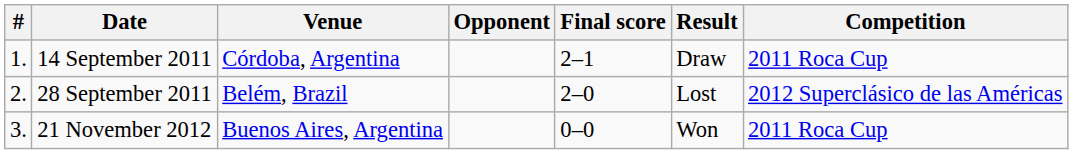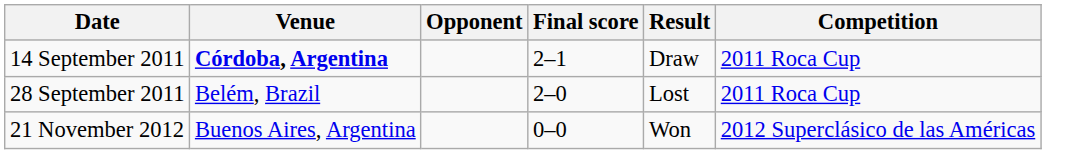- column: (18, 22)
(311, 58) normal -> (291, 58) bold
(905, 93) 2012 Superclásico de las Américas -> (791, 93) 2011 Roca Cup
(818, 129) 2011 Roca Cup -> (878, 129) 2012 Superclásico de las Américas
